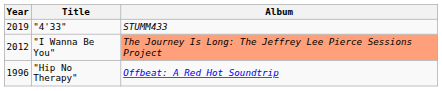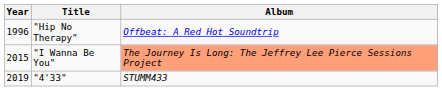rows swapped: (55, 73) <-> (50, 27)
(18, 47) 2012 -> (18, 58) 2015
